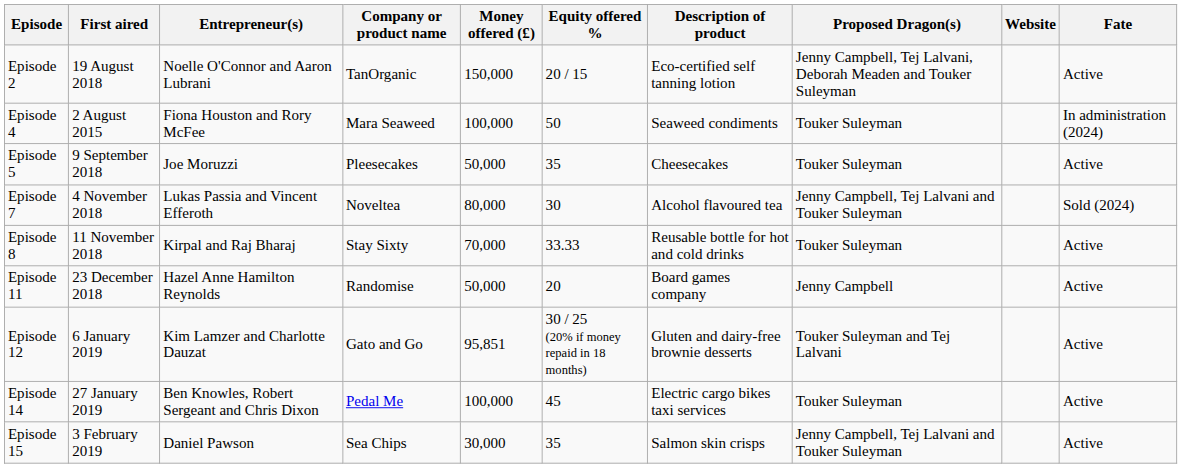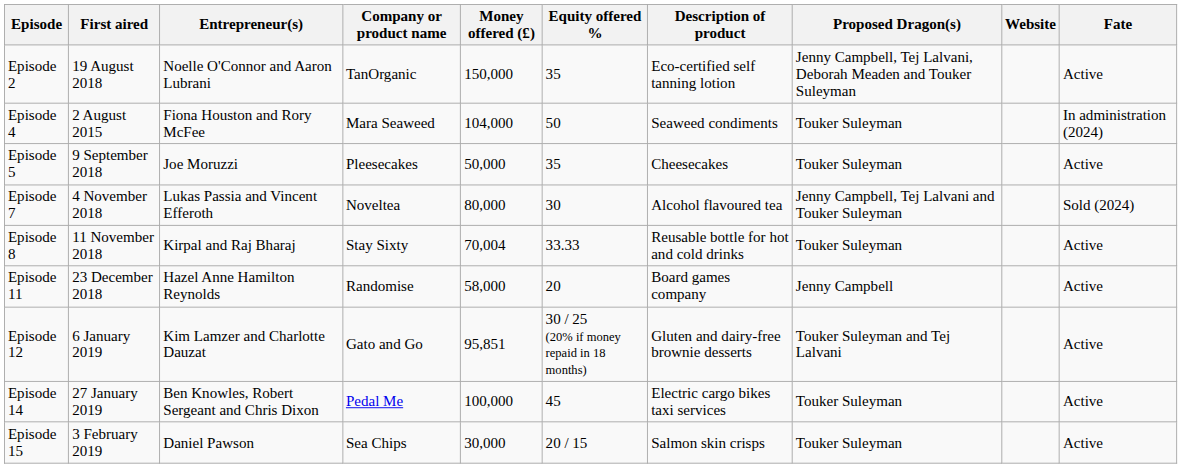(567, 74) 20 / 15 -> (553, 74) 35
(489, 123) 100,000 -> (489, 123) 104,000
(485, 245) 70,000 -> (485, 245) 70,004
(485, 286) 50,000 -> (485, 286) 58,000
(553, 442) 35 -> (567, 442) 20 / 15
(895, 442) Jenny Campbell, Tej Lalvani and Touker Suleyman -> (849, 442) Touker Suleyman
